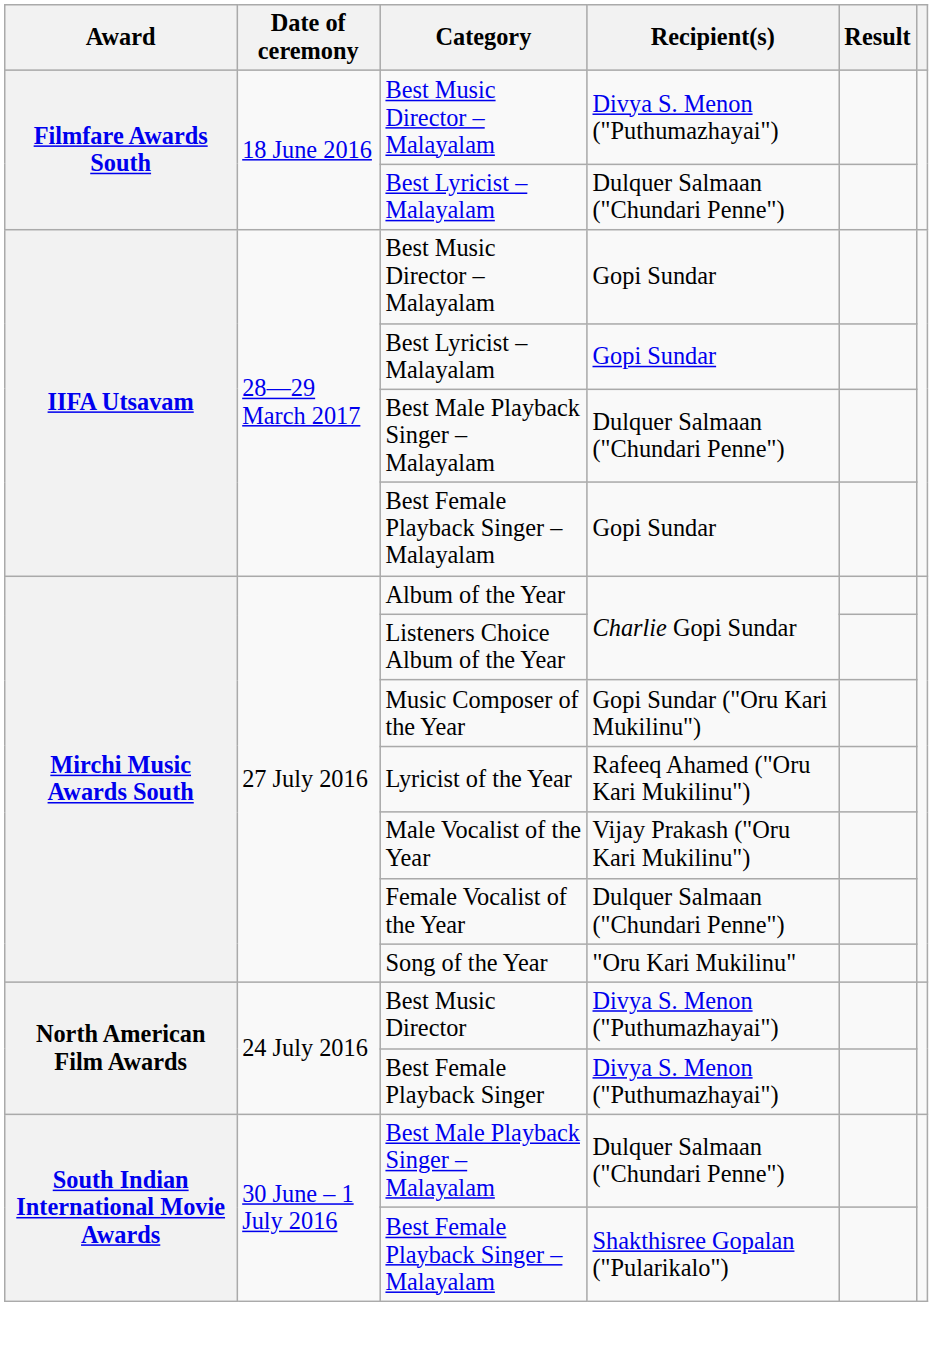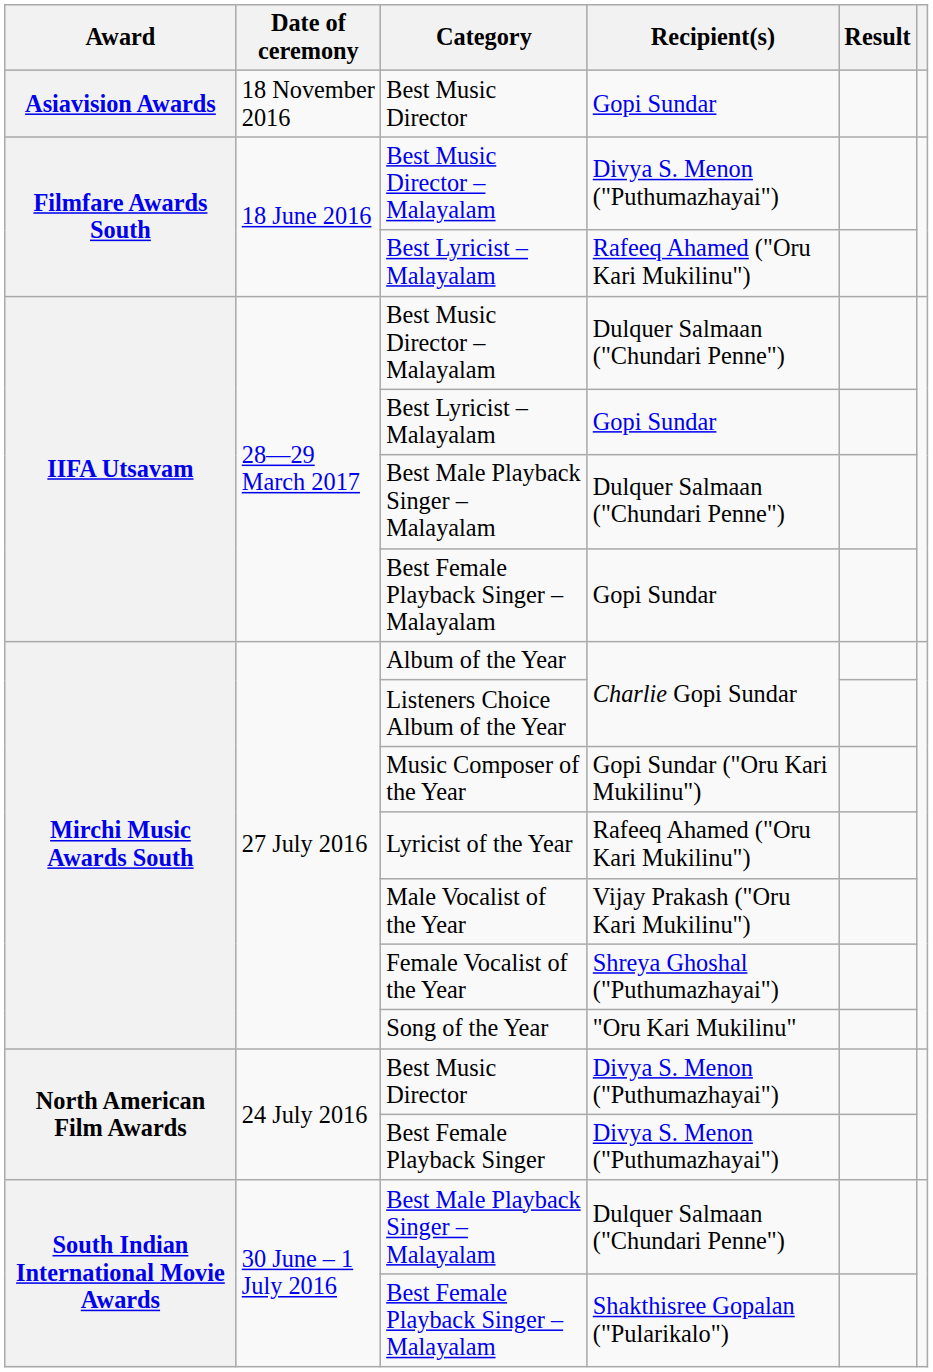+ row: (120, 103)
(689, 196) Dulquer Salmaan ("Chundari Penne") -> (702, 262) Rafeeq Ahamed ("Oru Kari Mukilinu")
(654, 276) Gopi Sundar -> (689, 342) Dulquer Salmaan ("Chundari Penne")
(689, 910) Dulquer Salmaan ("Chundari Penne") -> (686, 976) Shreya Ghoshal ("Puthumazhayai")
